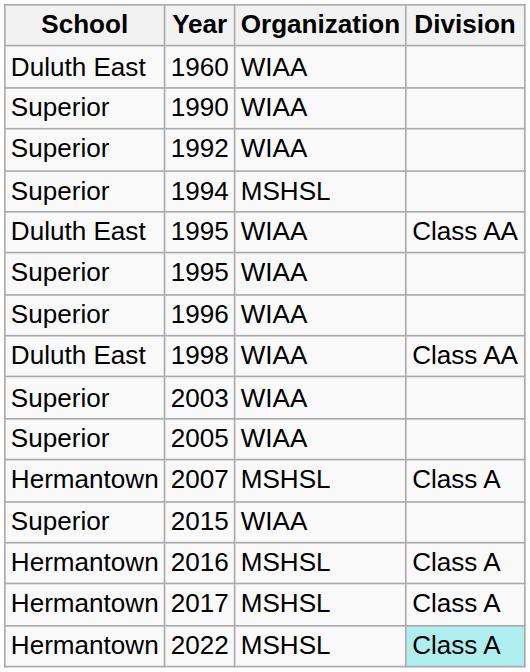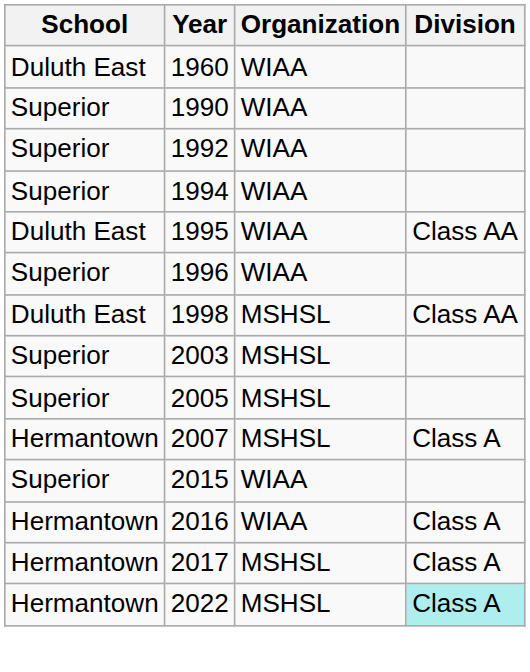(286, 190) MSHSL -> (274, 190) WIAA
- row: (60, 273)
(274, 356) WIAA -> (286, 314) MSHSL
(274, 397) WIAA -> (286, 356) MSHSL
(274, 438) WIAA -> (286, 397) MSHSL
(286, 562) MSHSL -> (274, 521) WIAA
